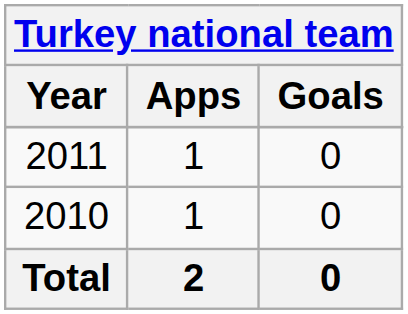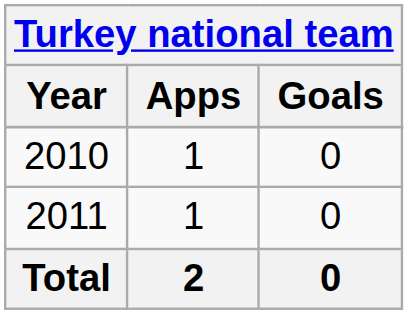rows swapped: (67, 216) <-> (67, 156)
